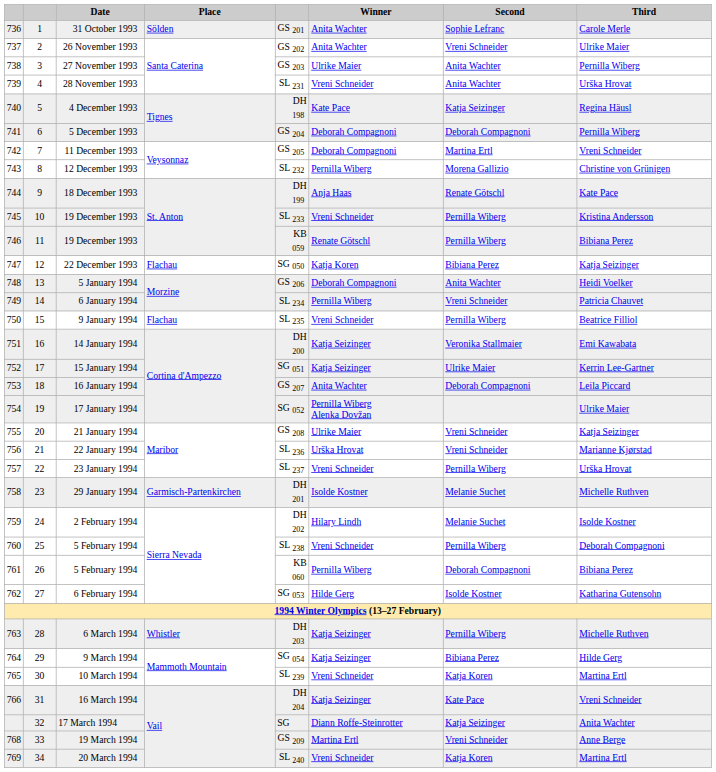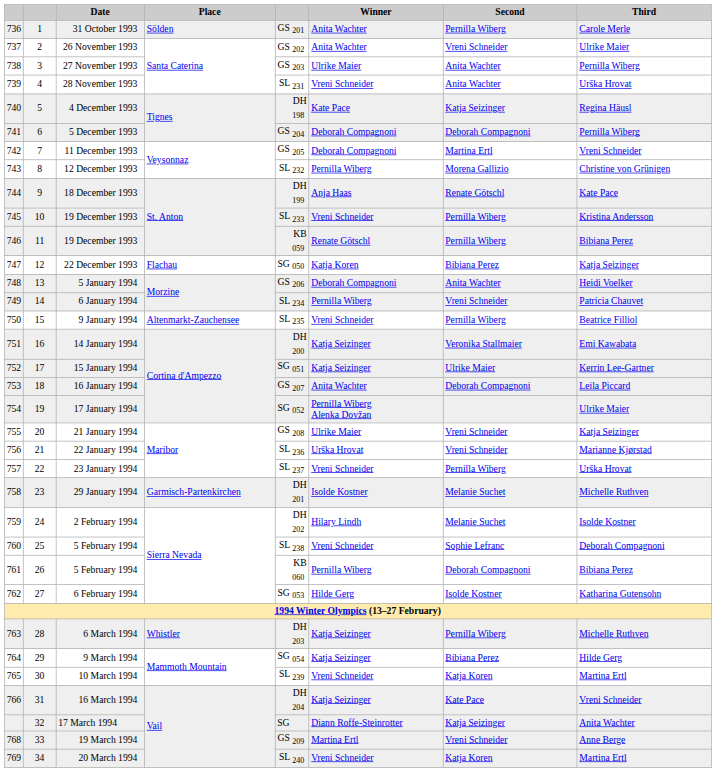(475, 29) Sophie Lefranc -> (475, 29) Pernilla Wiberg
(162, 320) Flachau -> (193, 320) Altenmarkt-Zauchensee
(475, 545) Pernilla Wiberg -> (475, 545) Sophie Lefranc
